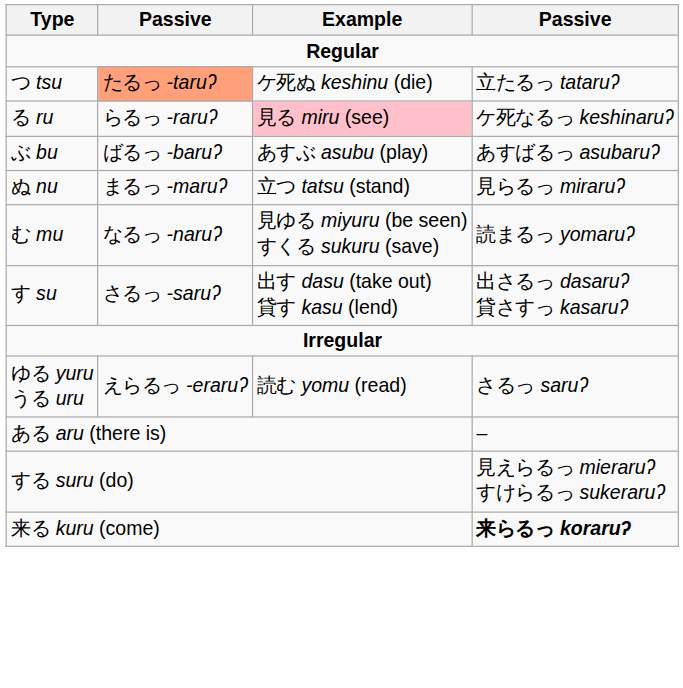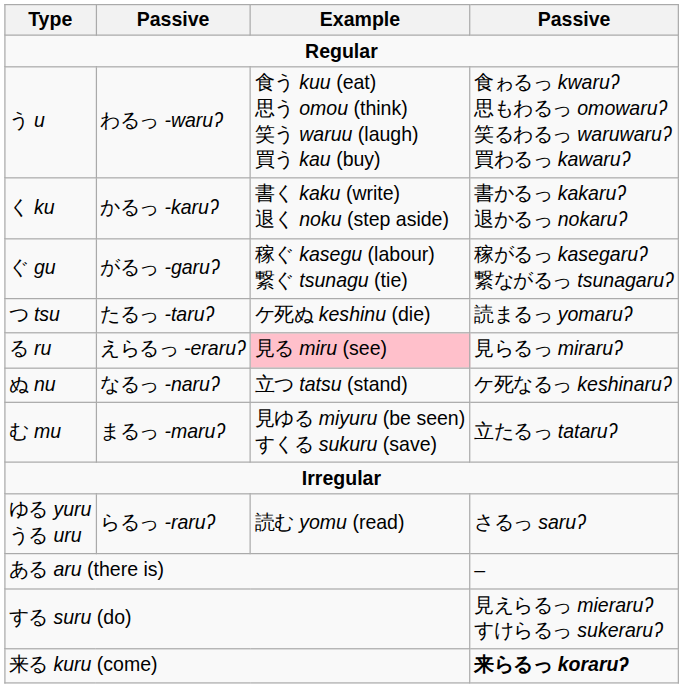+ row: (27, 121)
+ row: (32, 207)
+ row: (32, 267)
(160, 83) lightsalmon background -> (157, 315) no background
(548, 83) 立たるっ tataruʔ -> (553, 315) 読まるっ yomaruʔ
(160, 117) らるっ -raruʔ -> (173, 349) えらるっ -eraruʔ
(575, 117) ケ死なるっ keshinaruʔ -> (549, 349) 見らるっ miraruʔ
- row: (34, 152)
(165, 186) まるっ -maruʔ -> (160, 384) なるっ -naruʔ
(551, 186) 見らるっ miraruʔ -> (573, 384) ケ死なるっ keshinaruʔ
(162, 234) なるっ -naruʔ -> (163, 431) まるっ -maruʔ
(556, 234) 読まるっ yomaruʔ -> (546, 431) 立たるっ tataruʔ
- row: (34, 294)
(175, 385) えらるっ -eraruʔ -> (158, 522) らるっ -raruʔ
